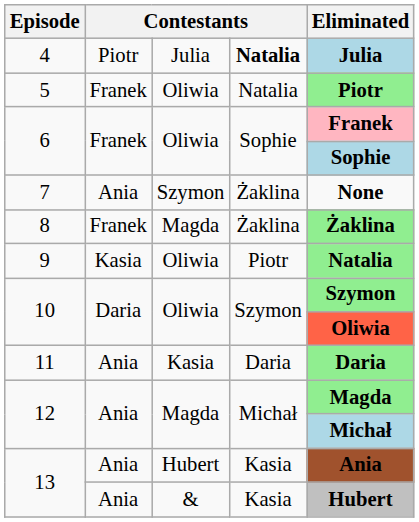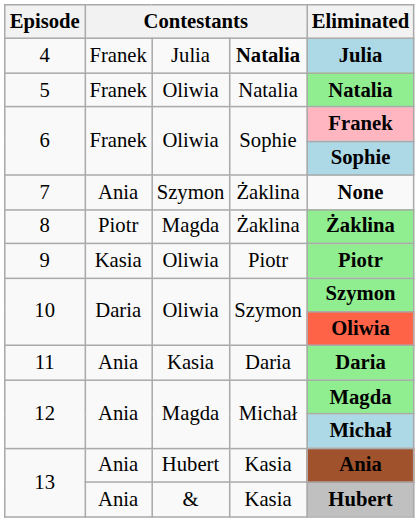(118, 55) Piotr -> (118, 55) Franek
(360, 89) Piotr -> (360, 89) Natalia
(118, 225) Franek -> (118, 225) Piotr
(360, 259) Natalia -> (360, 259) Piotr
